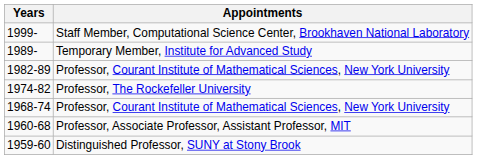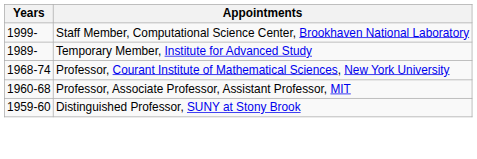- row: (29, 70)
- row: (29, 88)
